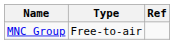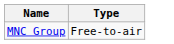- column: (157, 13)
